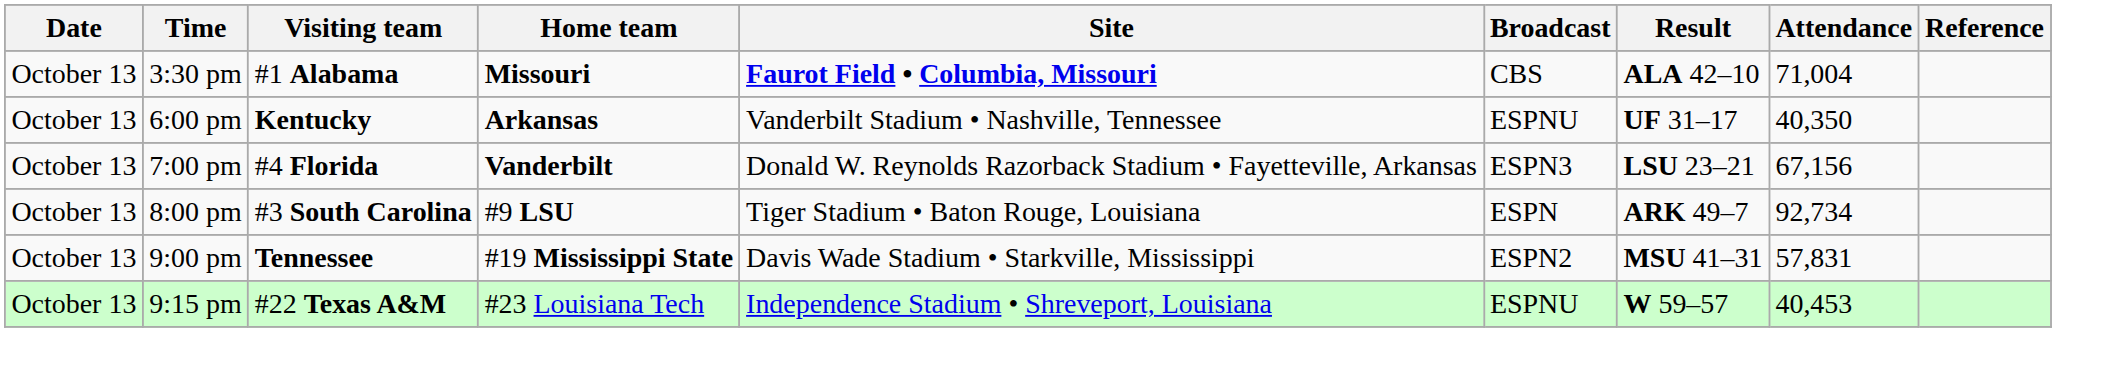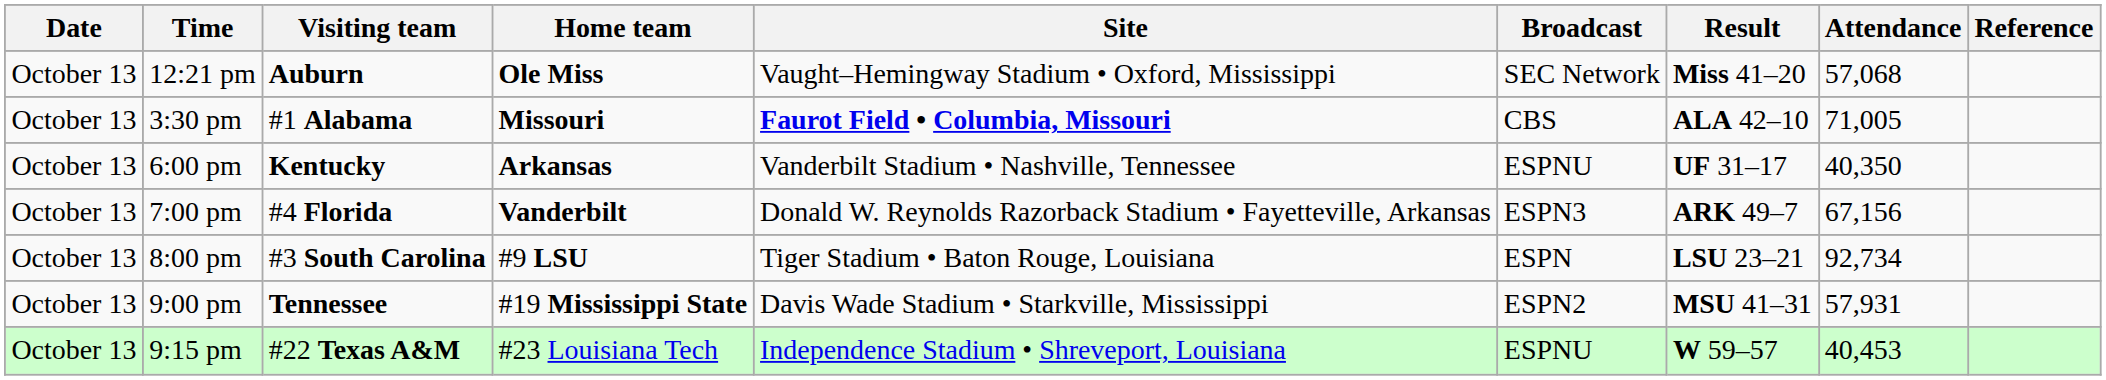+ row: (203, 73)
(1814, 73) 71,004 -> (1863, 119) 71,005
(1689, 166) LSU 23–21 -> (1735, 212) ARK 49–7
(1686, 212) ARK 49–7 -> (1738, 258) LSU 23–21
(1814, 258) 57,831 -> (1863, 304) 57,931
